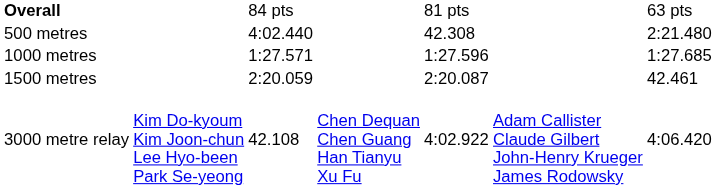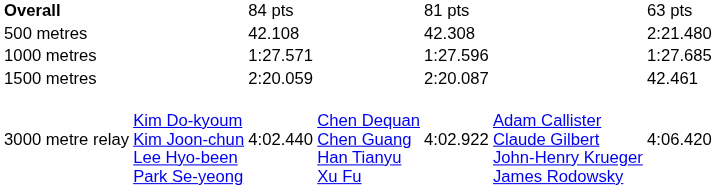(281, 33) 4:02.440 -> (274, 33) 42.108
(274, 139) 42.108 -> (281, 139) 4:02.440
